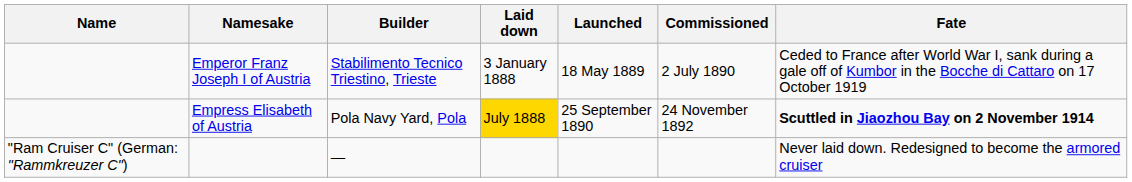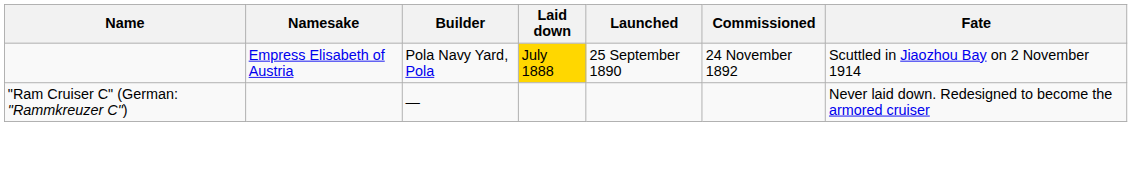- row: (251, 71)
(936, 118) bold -> (959, 63) normal
